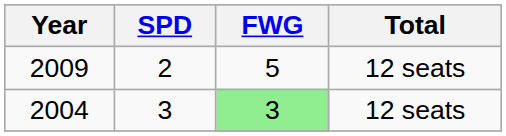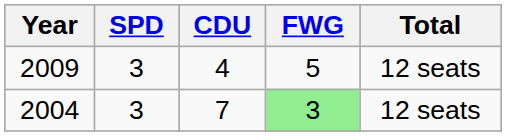+ column: (222, 25)
(165, 67) 2 -> (136, 67) 3
